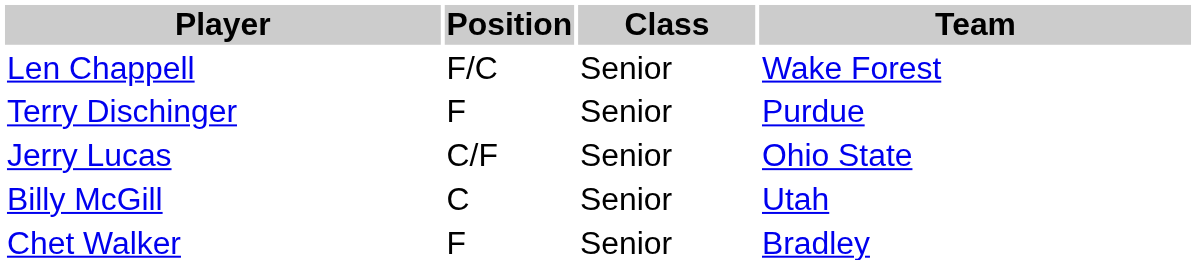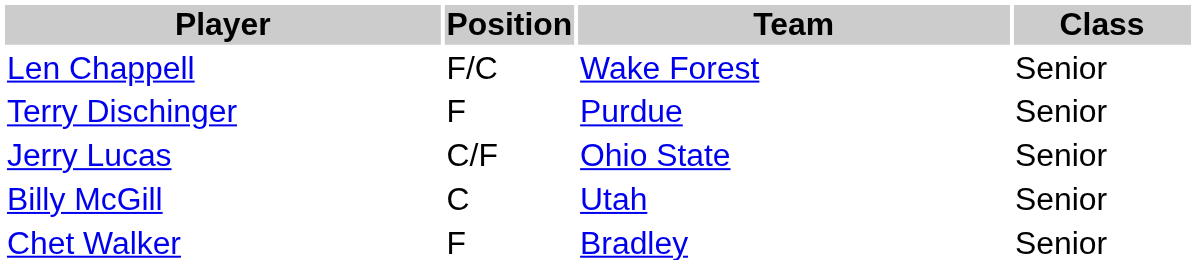columns swapped: (667, 24) <-> (975, 24)
